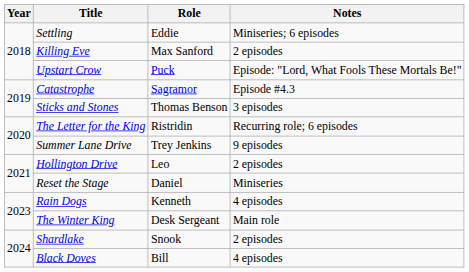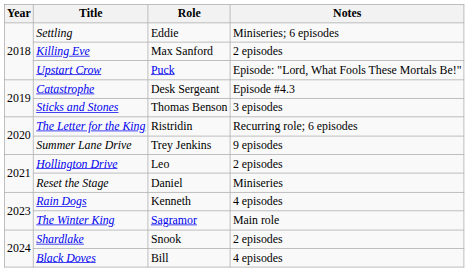(174, 88) Sagramor -> (185, 88) Desk Sergeant
(185, 220) Desk Sergeant -> (174, 220) Sagramor
